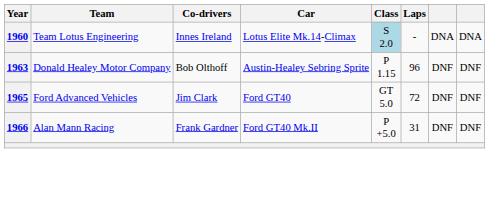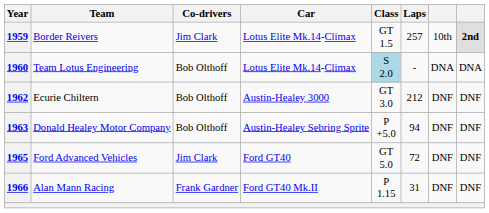+ row: (18, 37)
(204, 37) Innes Ireland -> (201, 67) Bob Olthoff
+ row: (18, 97)
(386, 67) P 1.15 -> (386, 128) P +5.0
(415, 67) 96 -> (415, 128) 94
(386, 128) P +5.0 -> (386, 188) P 1.15
